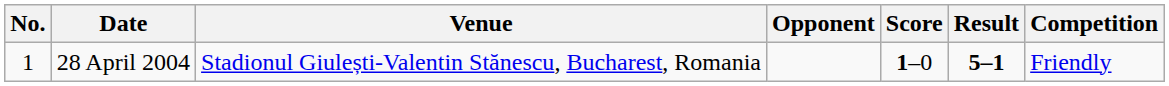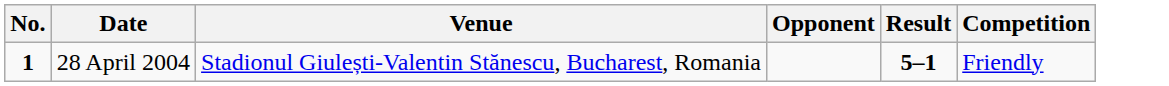- column: (914, 23)
(28, 61) normal -> (28, 61) bold
